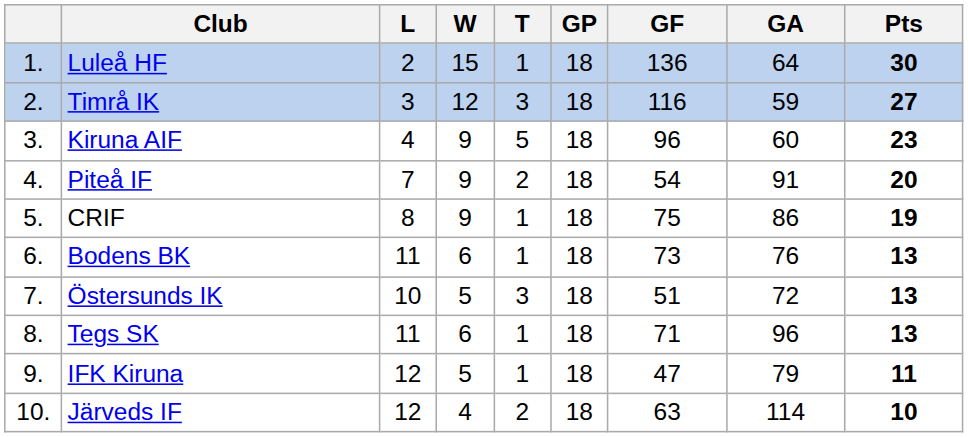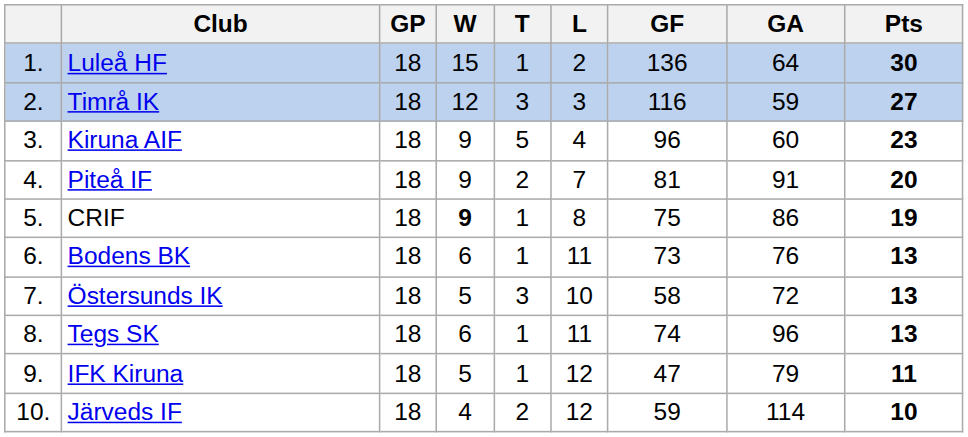columns swapped: (579, 23) <-> (408, 23)
(667, 179) 54 -> (667, 179) 81
(465, 218) normal -> (465, 218) bold
(667, 295) 51 -> (667, 295) 58
(667, 334) 71 -> (667, 334) 74
(667, 412) 63 -> (667, 412) 59
